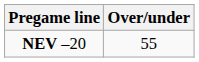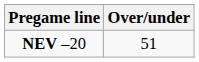(149, 43) 55 -> (149, 43) 51
